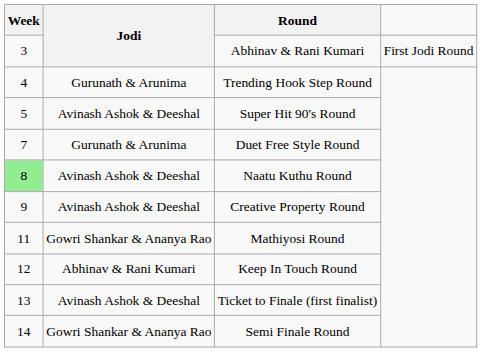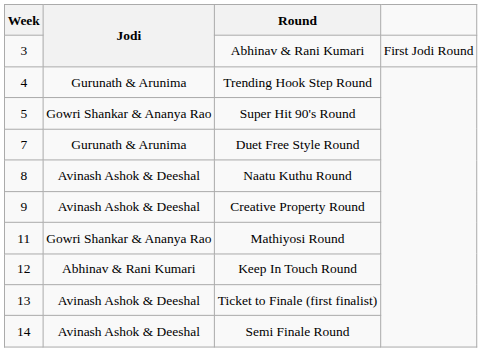(129, 113) Avinash Ashok & Deeshal -> (129, 113) Gowri Shankar & Ananya Rao
(24, 175) lightgreen background -> (24, 175) no background
(129, 331) Gowri Shankar & Ananya Rao -> (129, 331) Avinash Ashok & Deeshal
